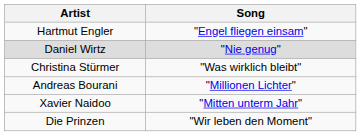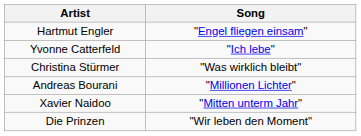+ row: (75, 49)
- row: (75, 49)
